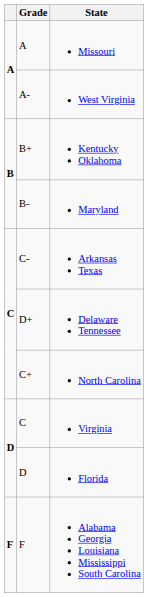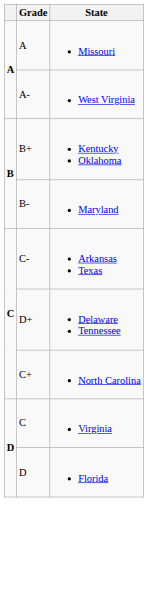- row: (96, 551)
